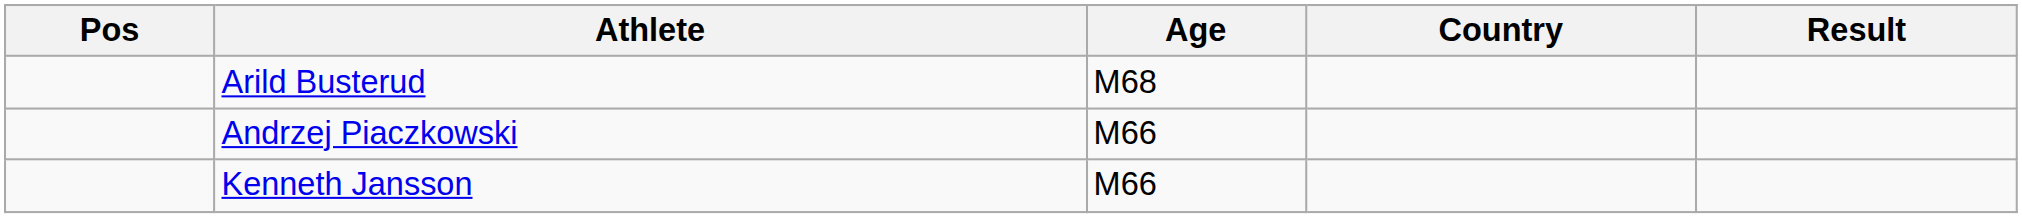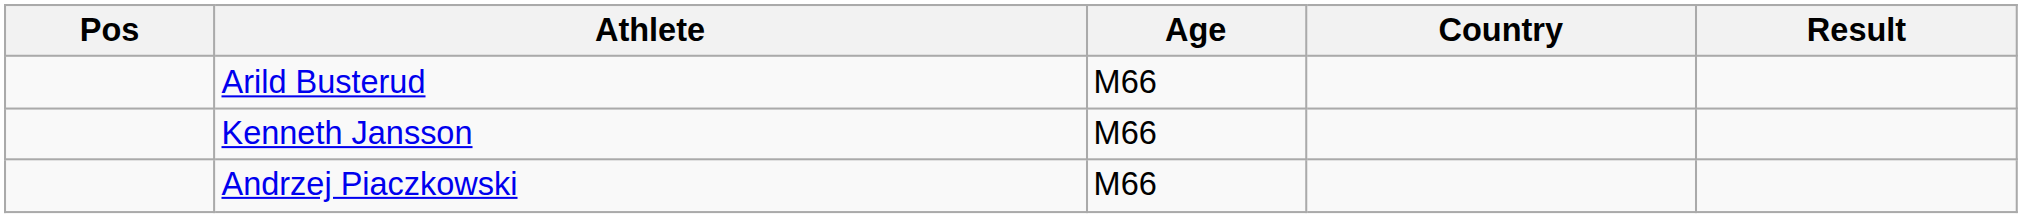(1125, 81) M68 -> (1125, 81) M66
rows swapped: (347, 184) <-> (370, 133)
